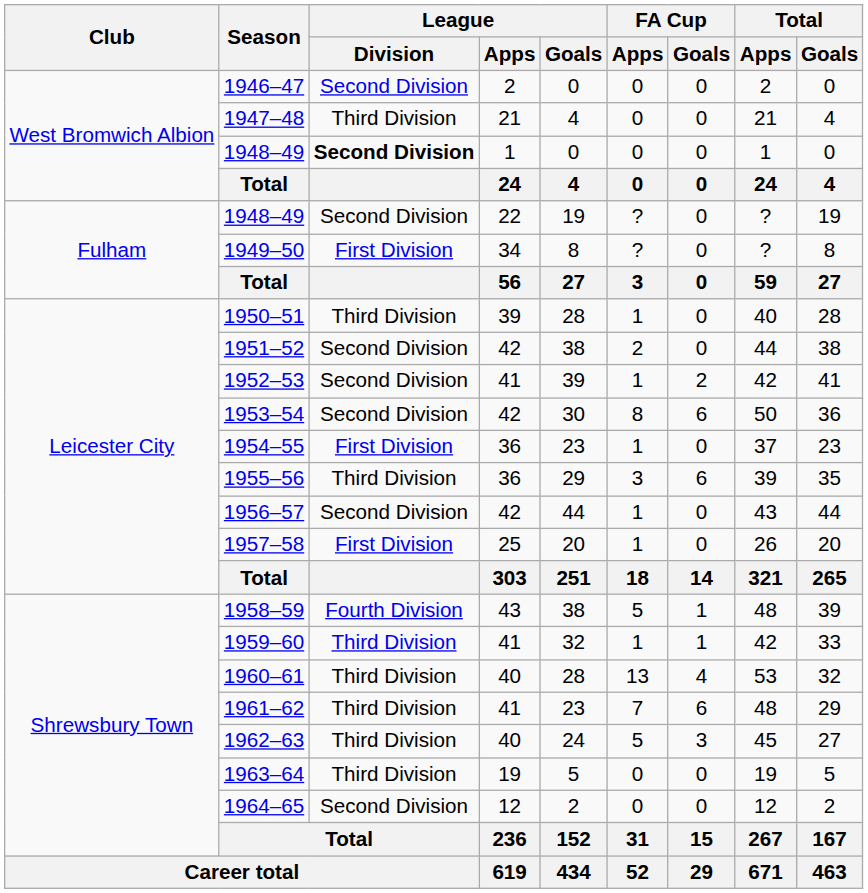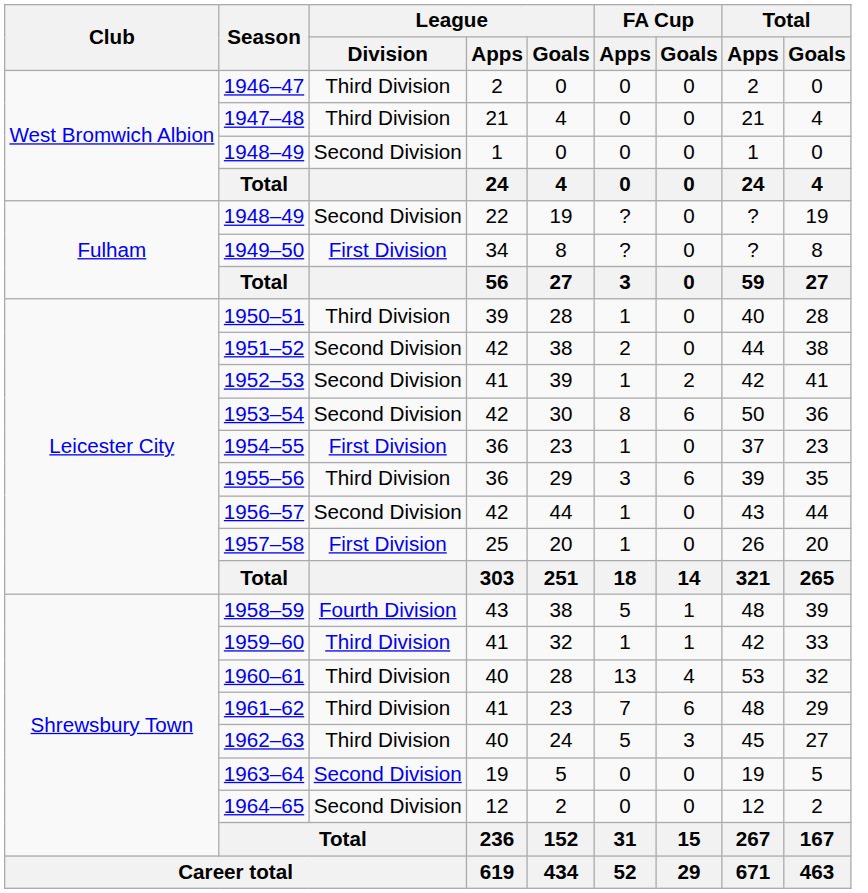(394, 86) Second Division -> (388, 86) Third Division
(394, 151) bold -> (388, 151) normal
(394, 773) Third Division -> (388, 773) Second Division
